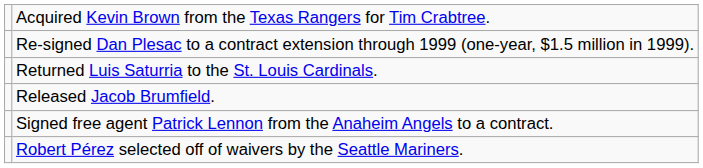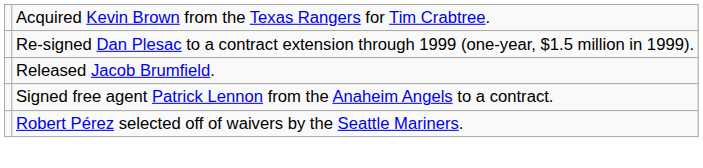- row: (197, 70)
